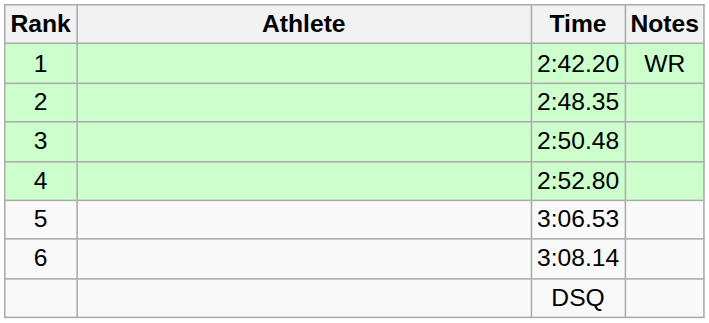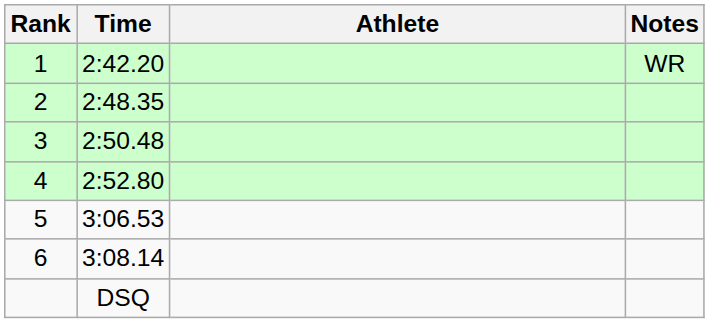columns swapped: (304, 24) <-> (578, 24)
